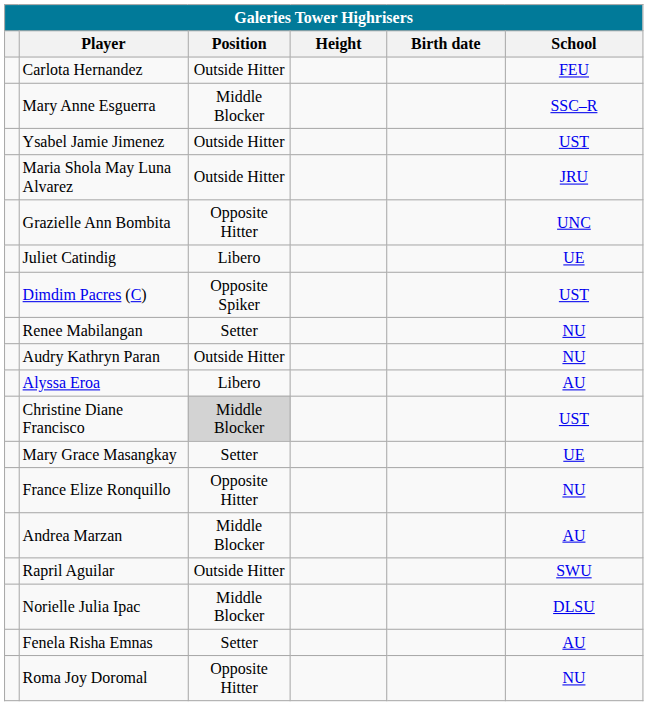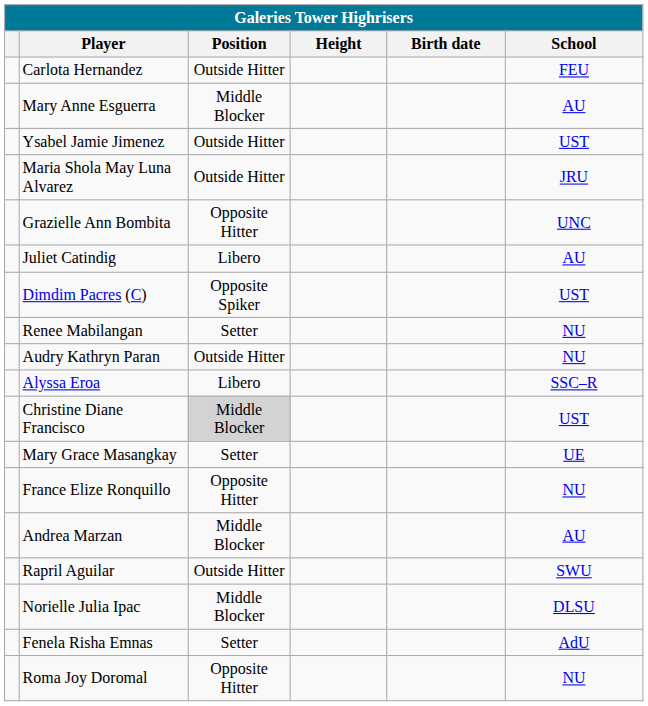(574, 106) SSC–R -> (574, 106) AU
(574, 258) UE -> (574, 258) AU
(574, 382) AU -> (574, 382) SSC–R
(574, 642) AU -> (574, 642) AdU
